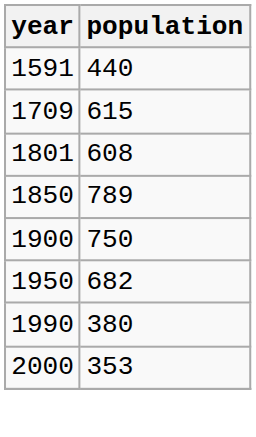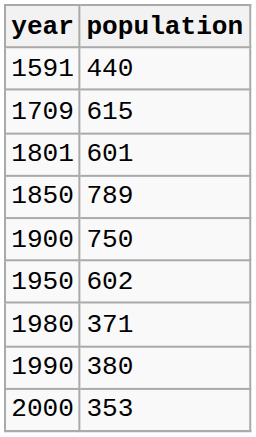(110, 154) 608 -> (110, 154) 601
(110, 282) 682 -> (110, 282) 602
+ row: (43, 324)
